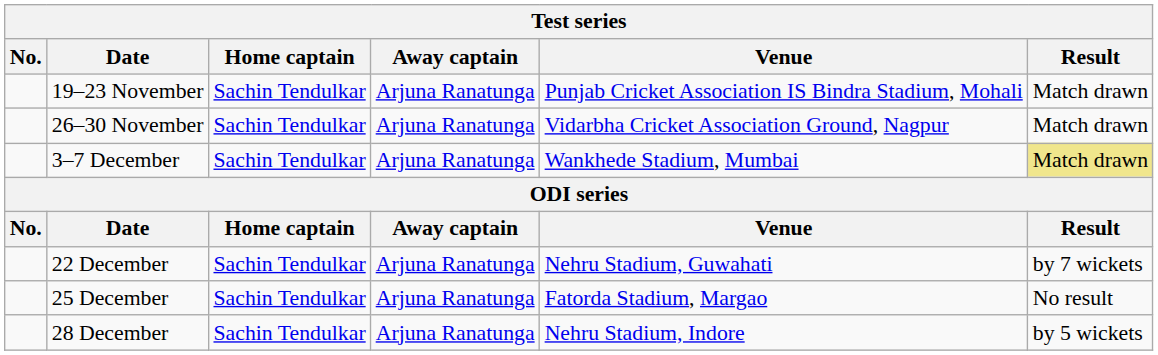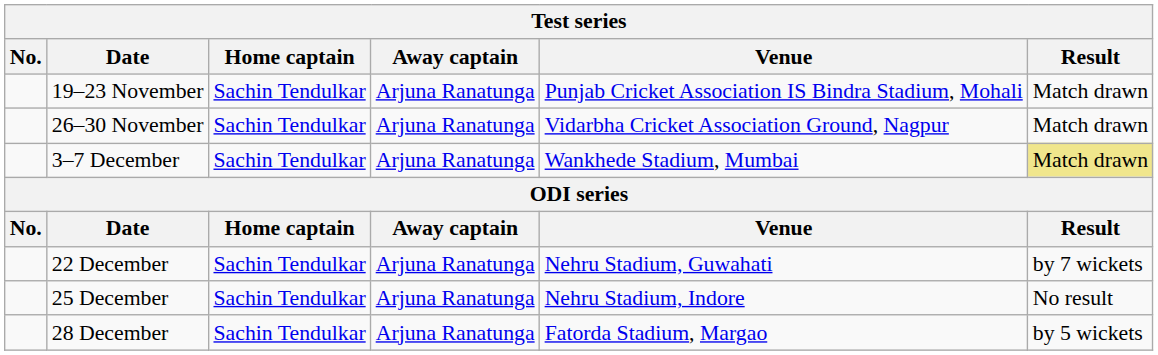(656, 297) Fatorda Stadium, Margao -> (645, 297) Nehru Stadium, Indore
(645, 332) Nehru Stadium, Indore -> (656, 332) Fatorda Stadium, Margao
